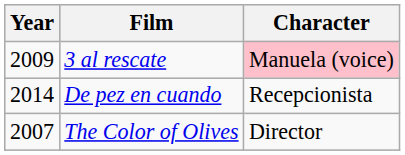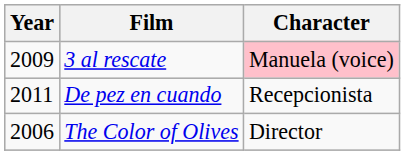(32, 95) 2014 -> (32, 95) 2011
(32, 132) 2007 -> (32, 132) 2006
